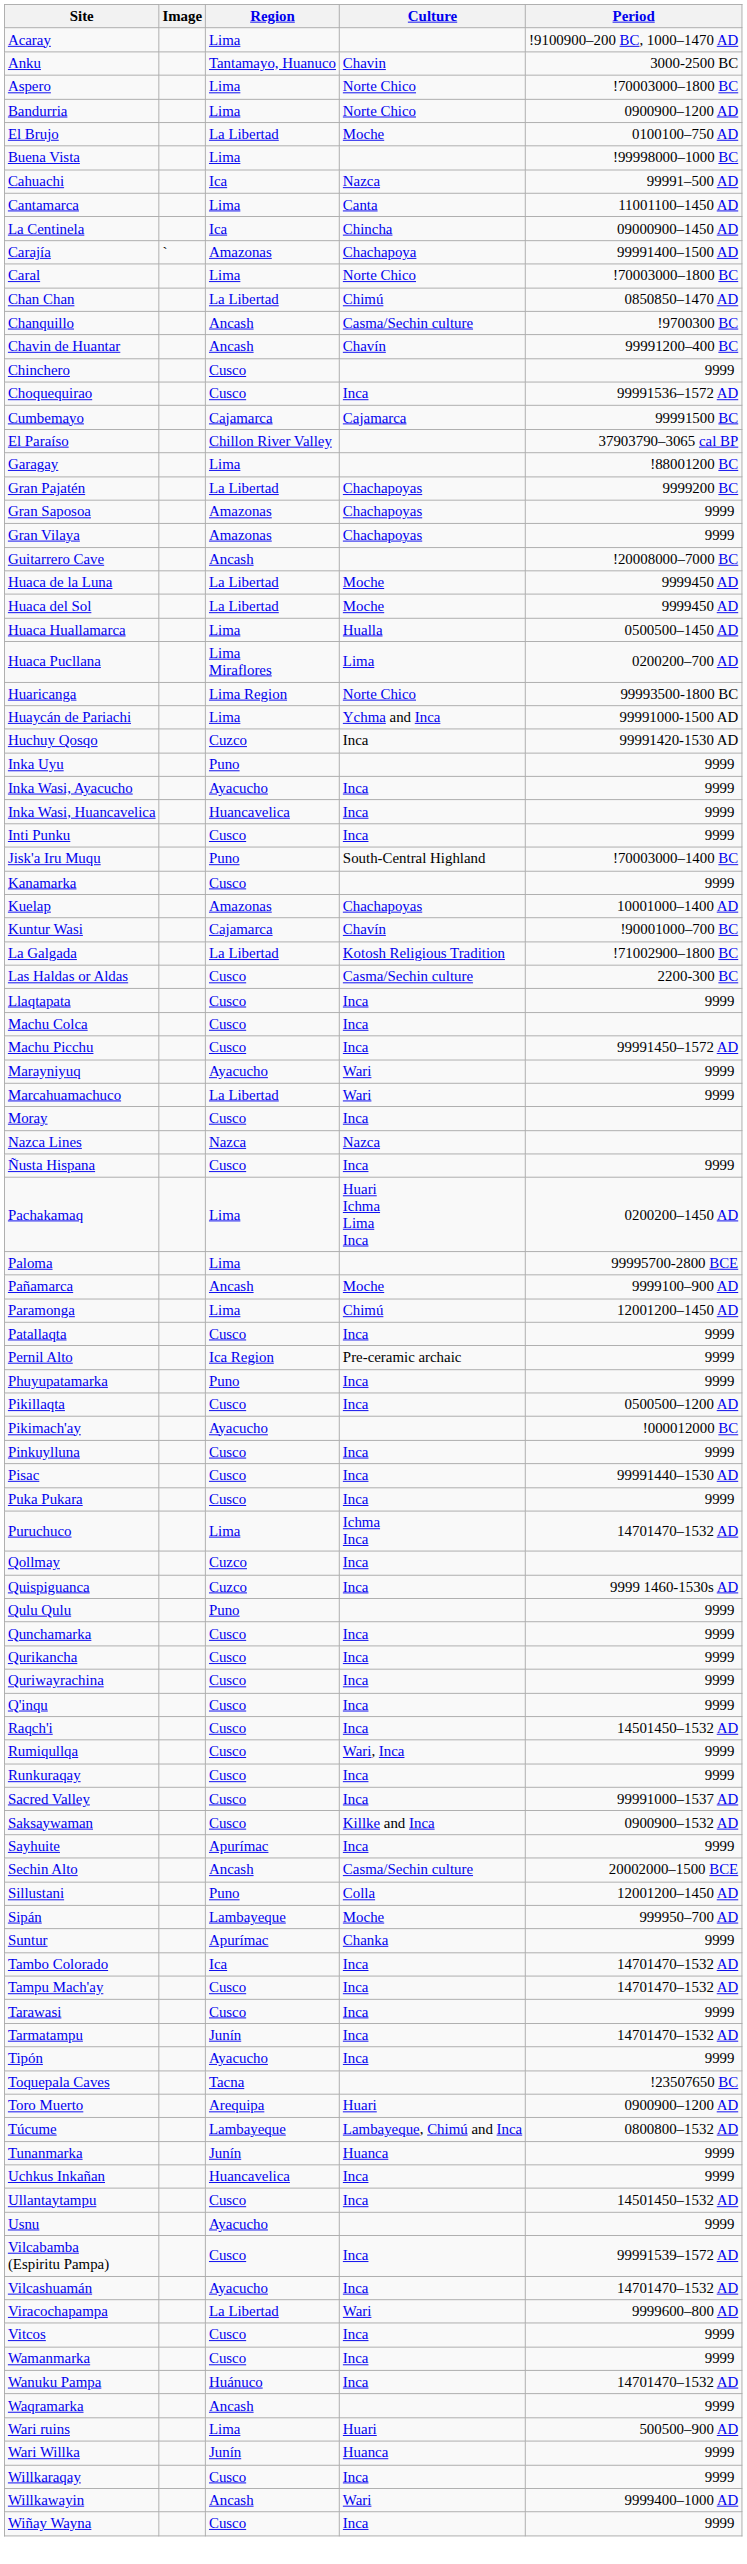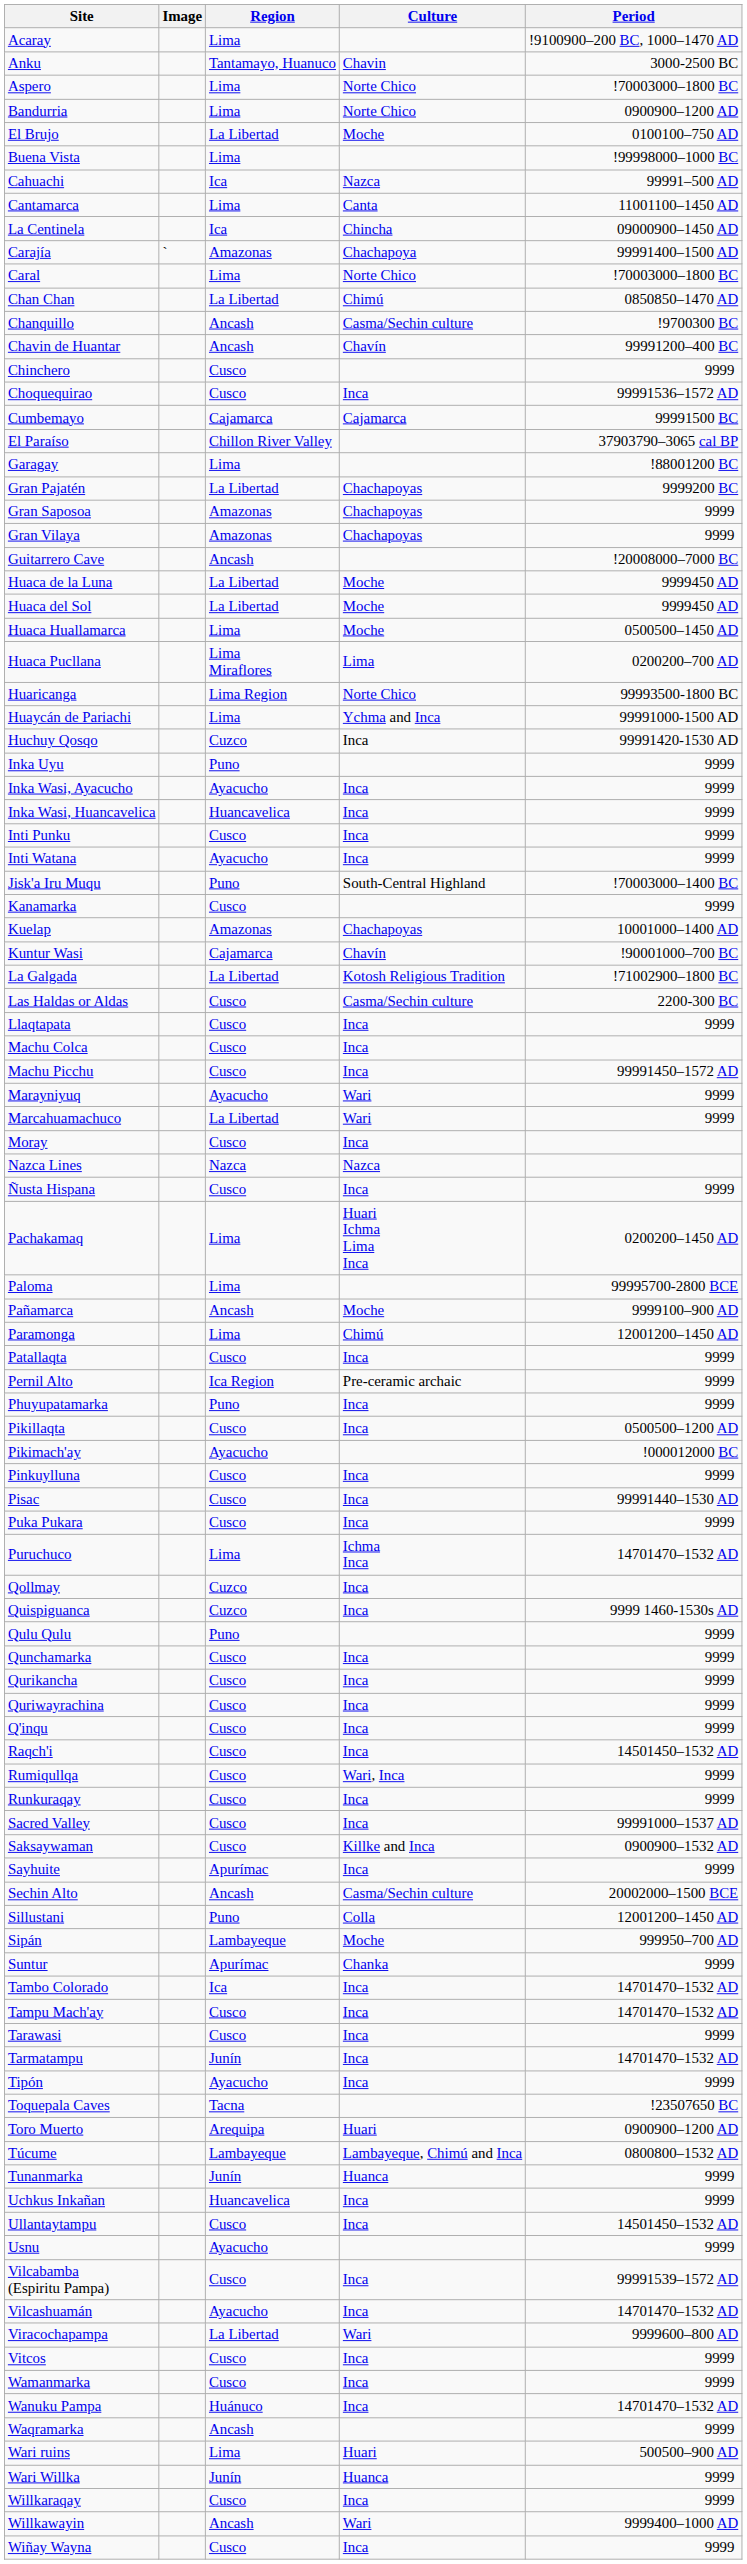(363, 629) Hualla -> (364, 629) Moche
+ row: (42, 858)
